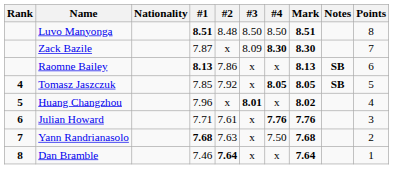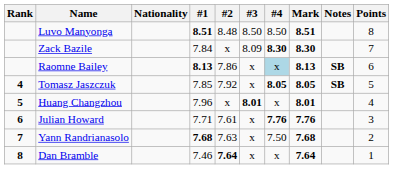(203, 48) 7.87 -> (203, 48) 7.84
(277, 66) no background -> (277, 66) lightblue background
(305, 102) 8.02 -> (305, 102) 8.01
